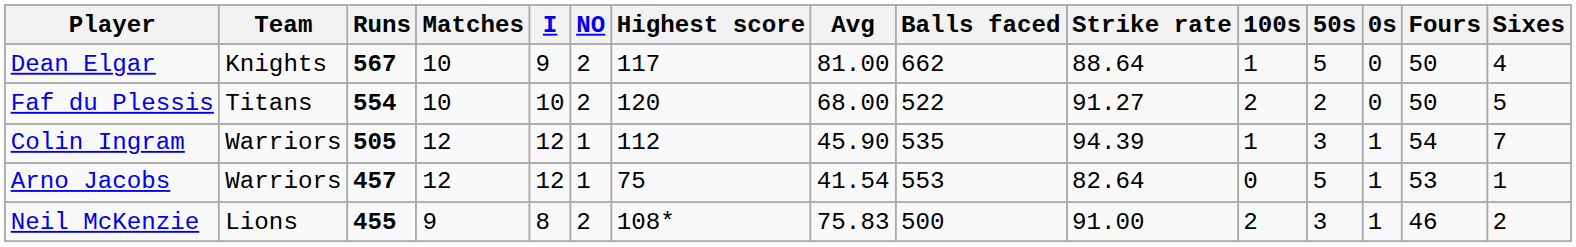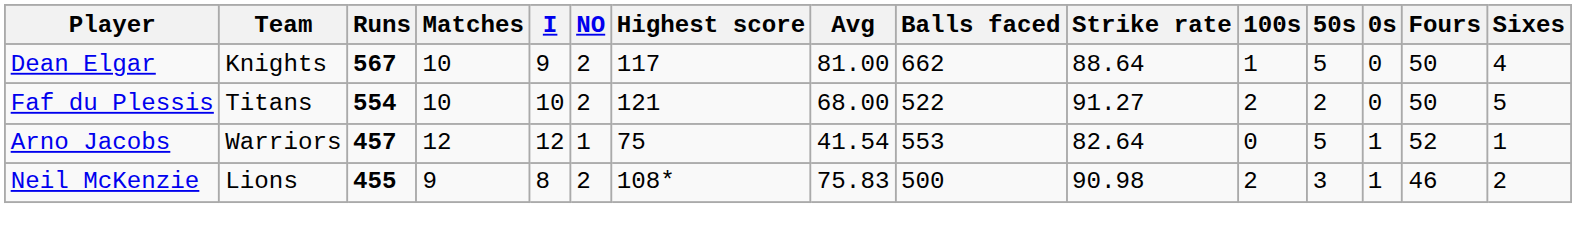(638, 103) 120 -> (638, 103) 121
- row: (98, 143)
(1423, 182) 53 -> (1423, 143) 52
(1108, 222) 91.00 -> (1108, 182) 90.98
